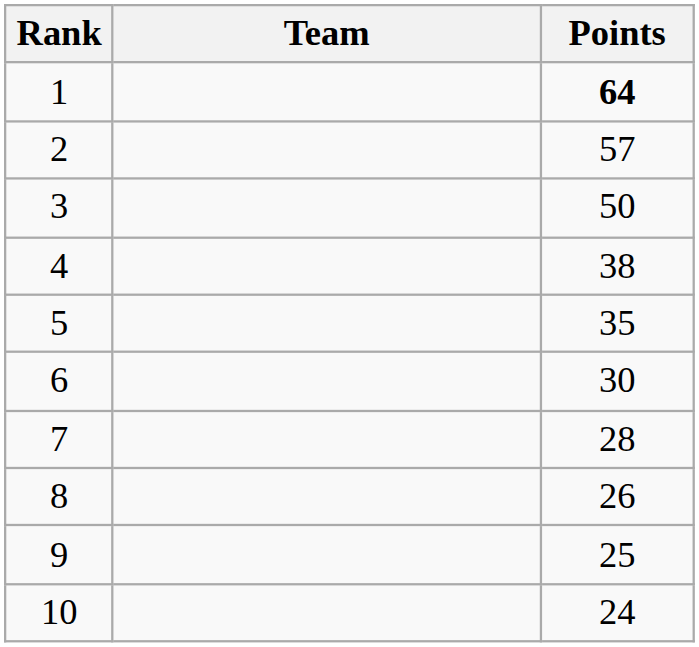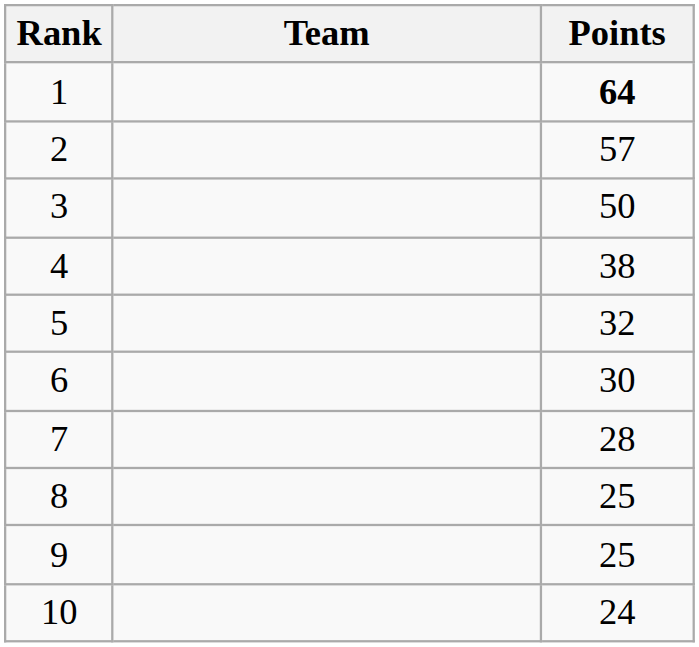(617, 322) 35 -> (617, 322) 32
(617, 496) 26 -> (617, 496) 25
